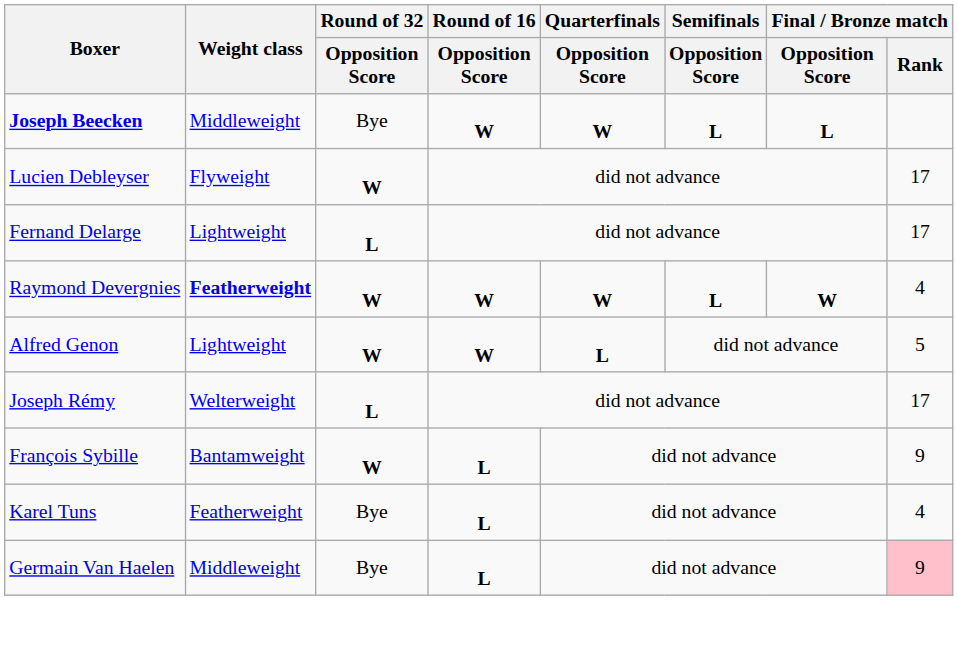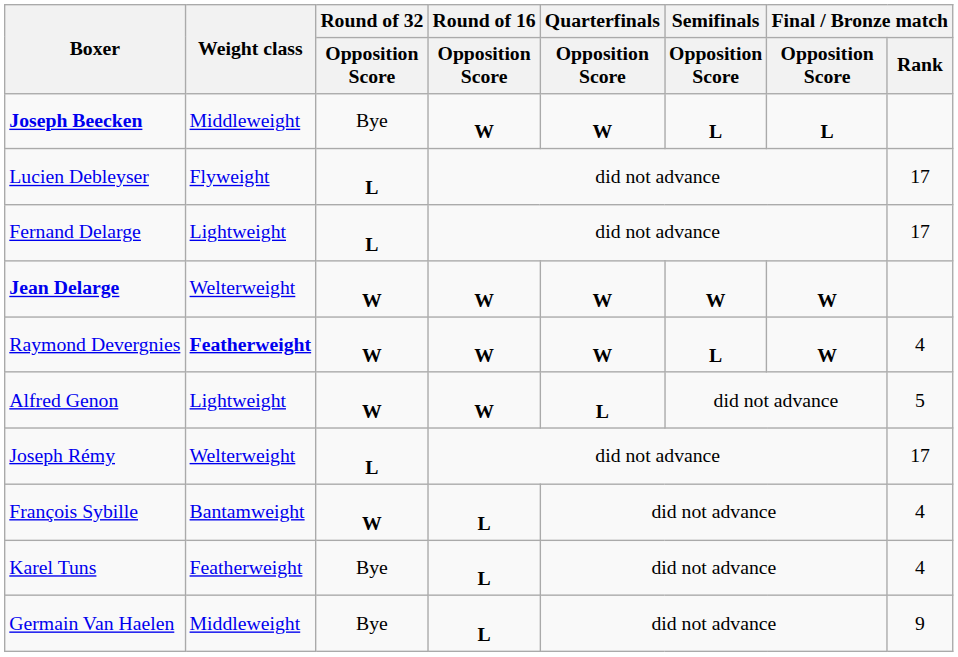(372, 188) W -> (372, 188) L
+ row: (64, 288)
(920, 456) 9 -> (920, 511) 4
(920, 567) pink background -> (920, 623) no background
